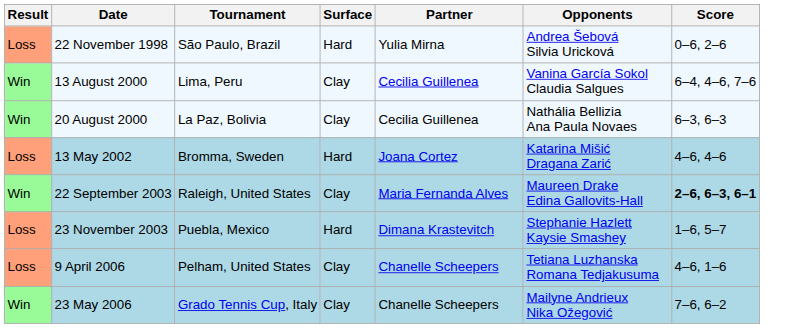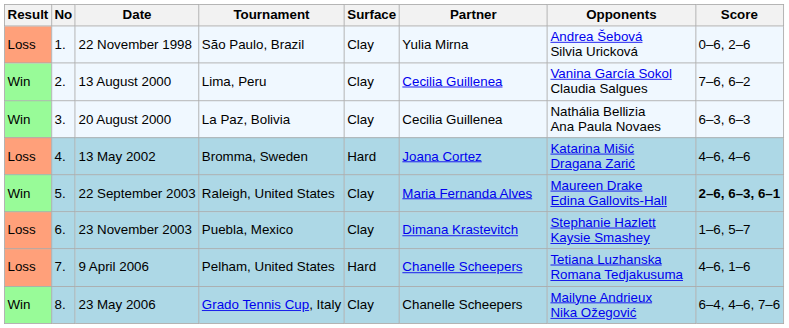+ column: (63, 14)
(338, 44) Hard -> (361, 44) Clay
(715, 81) 6–4, 4–6, 7–6 -> (725, 81) 7–6, 6–2
(338, 229) Hard -> (361, 229) Clay
(337, 267) Clay -> (362, 267) Hard
(701, 304) 7–6, 6–2 -> (739, 304) 6–4, 4–6, 7–6
